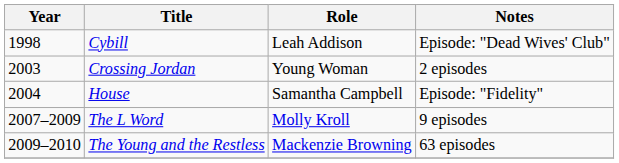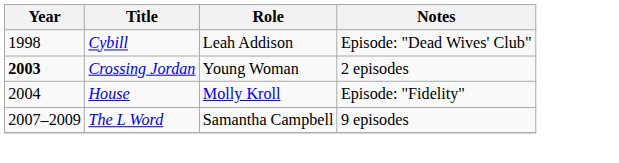(24, 68) normal -> (24, 68) bold
(337, 94) Samantha Campbell -> (242, 94) Molly Kroll
(311, 119) Molly Kroll -> (268, 119) Samantha Campbell
- row: (177, 145)
